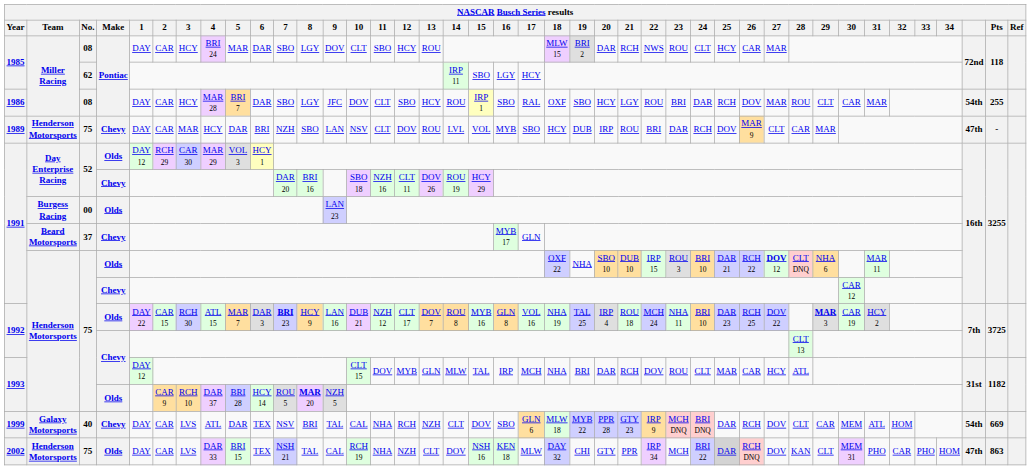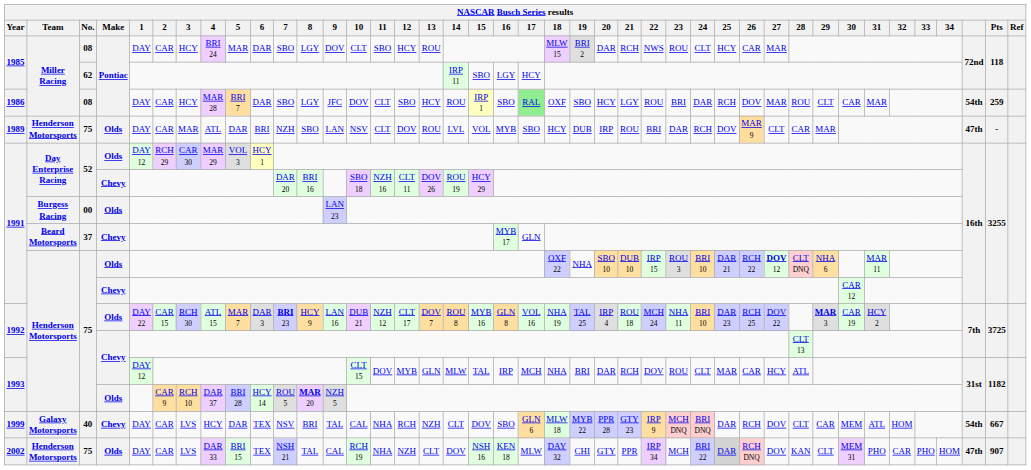(531, 102) no background -> (531, 102) lightgreen background
(997, 102) 255 -> (997, 102) 259
(113, 129) Chevy -> (113, 129) Olds
(213, 129) HCY -> (213, 129) ATL
(213, 424) ATL -> (213, 424) HCY
(997, 424) 669 -> (997, 424) 667
(997, 451) 863 -> (997, 451) 907
